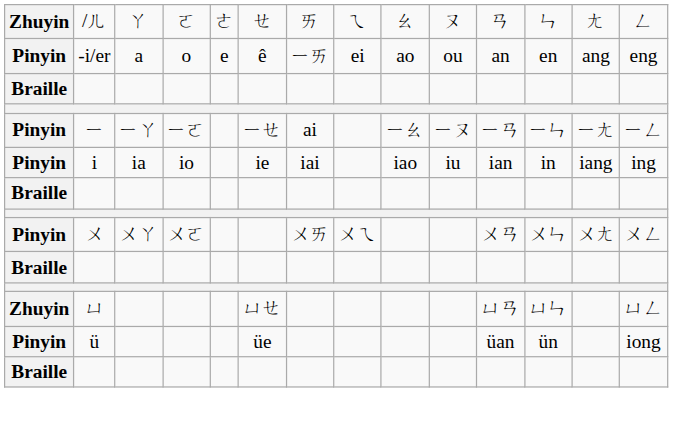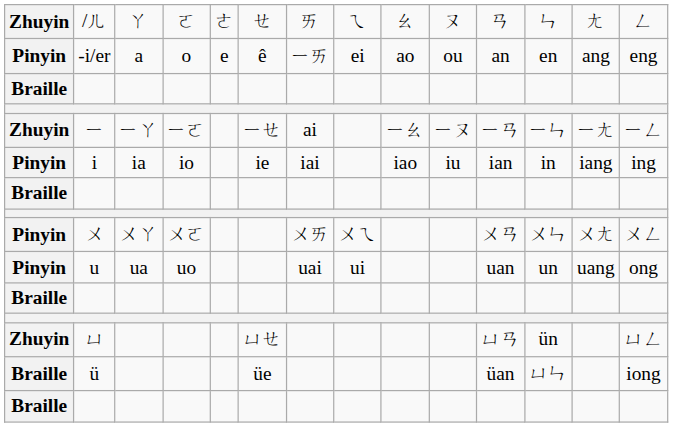(39, 129) Pinyin -> (39, 129) Zhuyin
+ row: (94, 267)
(548, 307) ㄩㄣ -> (548, 339) ün
(39, 341) Pinyin -> (39, 373) Braille
(548, 341) ün -> (548, 373) ㄩㄣ
